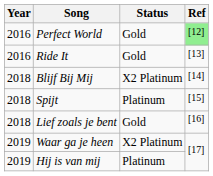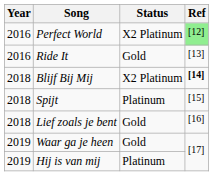(134, 34) Gold -> (152, 34) X2 Platinum
(196, 75) normal -> (196, 78) bold
(152, 142) X2 Platinum -> (134, 142) Gold
